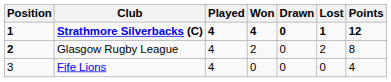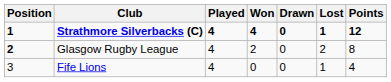(323, 67) 0 -> (323, 67) 1
